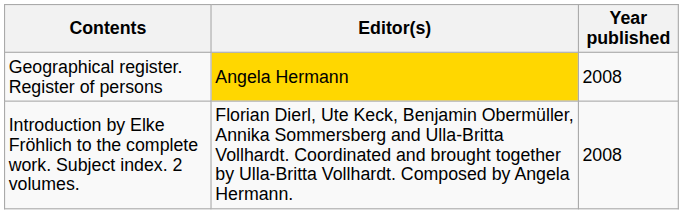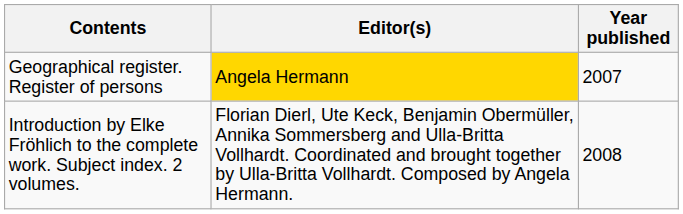(602, 76) 2008 -> (602, 76) 2007
